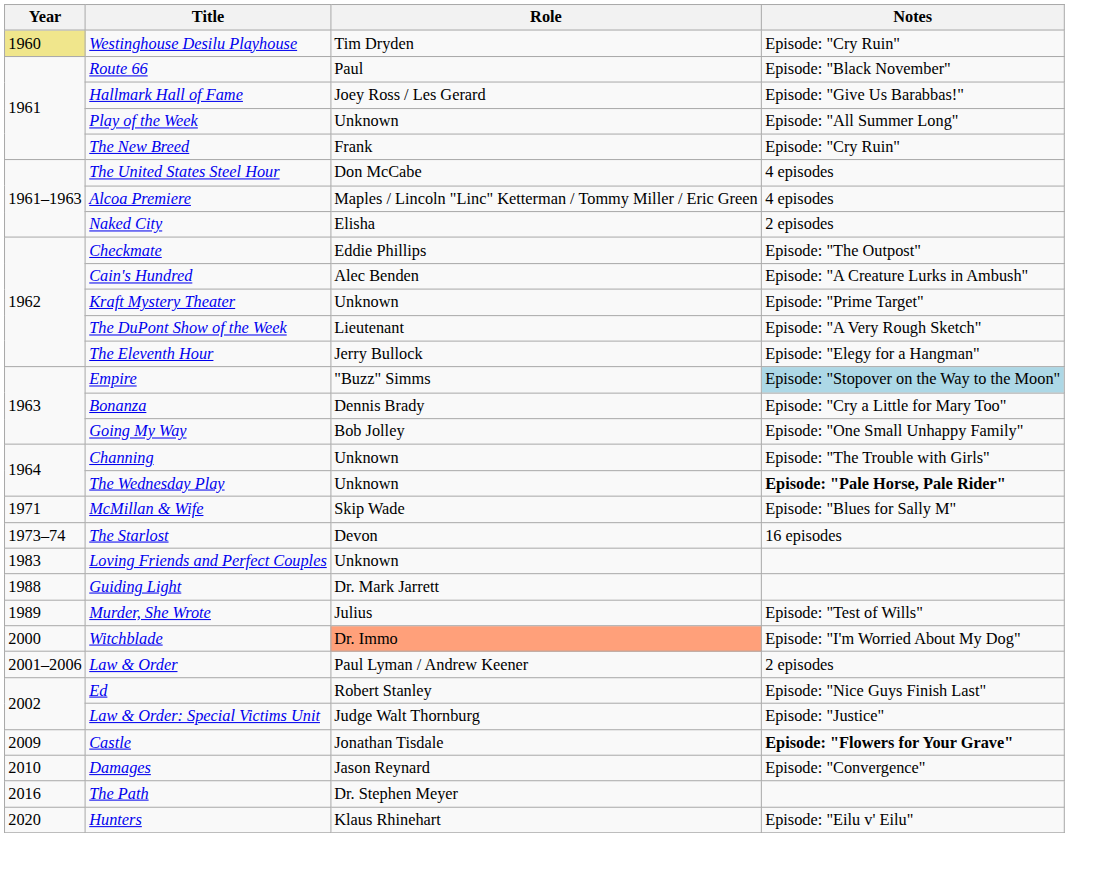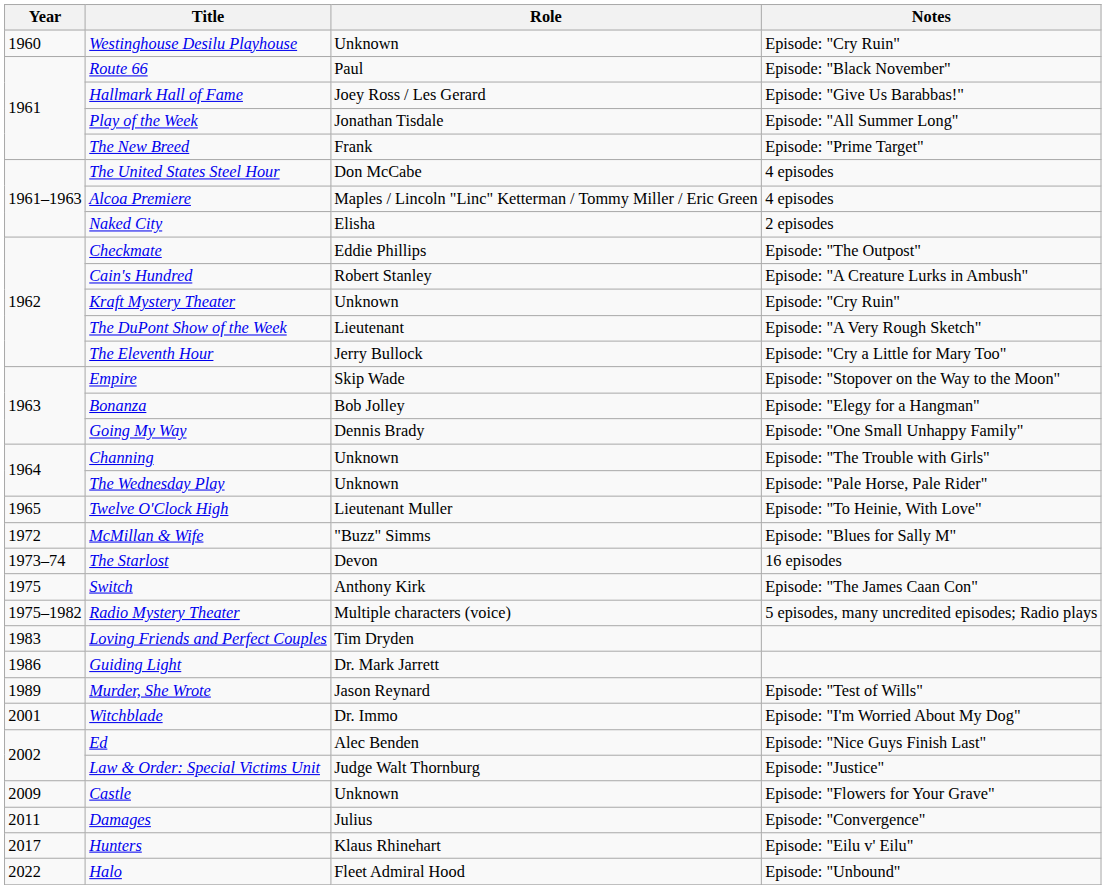(25, 43) khaki background -> (25, 43) no background
(374, 43) Tim Dryden -> (366, 43) Unknown
(366, 120) Unknown -> (389, 120) Jonathan Tisdale
(833, 146) Episode: "Cry Ruin" -> (844, 146) Episode: "Prime Target"
(377, 276) Alec Benden -> (383, 276) Robert Stanley
(844, 302) Episode: "Prime Target" -> (833, 302) Episode: "Cry Ruin"
(872, 353) Episode: "Elegy for a Hangman" -> (886, 353) Episode: "Cry a Little for Mary Too"
(382, 379) "Buzz" Simms -> (370, 379) Skip Wade
(913, 379) lightblue background -> (913, 379) no background
(379, 405) Dennis Brady -> (369, 405) Bob Jolley
(886, 405) Episode: "Cry a Little for Mary Too" -> (872, 405) Episode: "Elegy for a Hangman"
(369, 431) Bob Jolley -> (379, 431) Dennis Brady
(886, 483) bold -> (876, 483) normal
+ row: (159, 509)
(25, 509) 1971 -> (25, 535) 1972
(370, 509) Skip Wade -> (382, 535) "Buzz" Simms
+ row: (111, 586)
+ row: (164, 612)
(366, 560) Unknown -> (374, 638) Tim Dryden
(25, 586) 1988 -> (25, 664) 1986
(353, 612) Julius -> (382, 690) Jason Reynard
(25, 638) 2000 -> (25, 716) 2001
(366, 638) lightsalmon background -> (366, 716) no background
- row: (133, 664)
(383, 690) Robert Stanley -> (377, 742) Alec Benden
(389, 742) Jonathan Tisdale -> (366, 793) Unknown
(889, 742) bold -> (880, 793) normal
(25, 768) 2010 -> (24, 819) 2011
(382, 768) Jason Reynard -> (353, 819) Julius
- row: (119, 793)
(25, 819) 2020 -> (25, 845) 2017
+ row: (106, 871)
